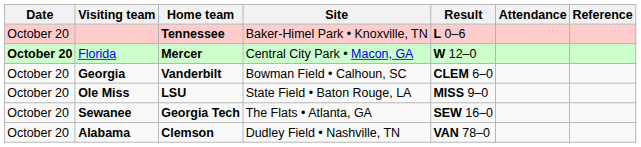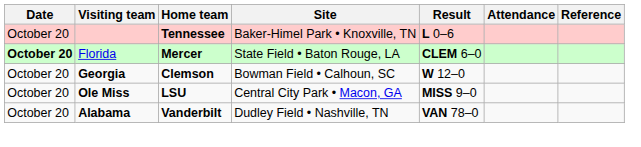(330, 54) Central City Park • Macon, GA -> (317, 54) State Field • Baton Rouge, LA
(455, 54) W 12–0 -> (452, 54) CLEM 6–0
(191, 74) Vanderbilt -> (188, 74) Clemson
(463, 74) CLEM 6–0 -> (443, 74) W 12–0
(329, 93) State Field • Baton Rouge, LA -> (318, 93) Central City Park • Macon, GA
- row: (105, 113)
(188, 133) Clemson -> (191, 113) Vanderbilt
